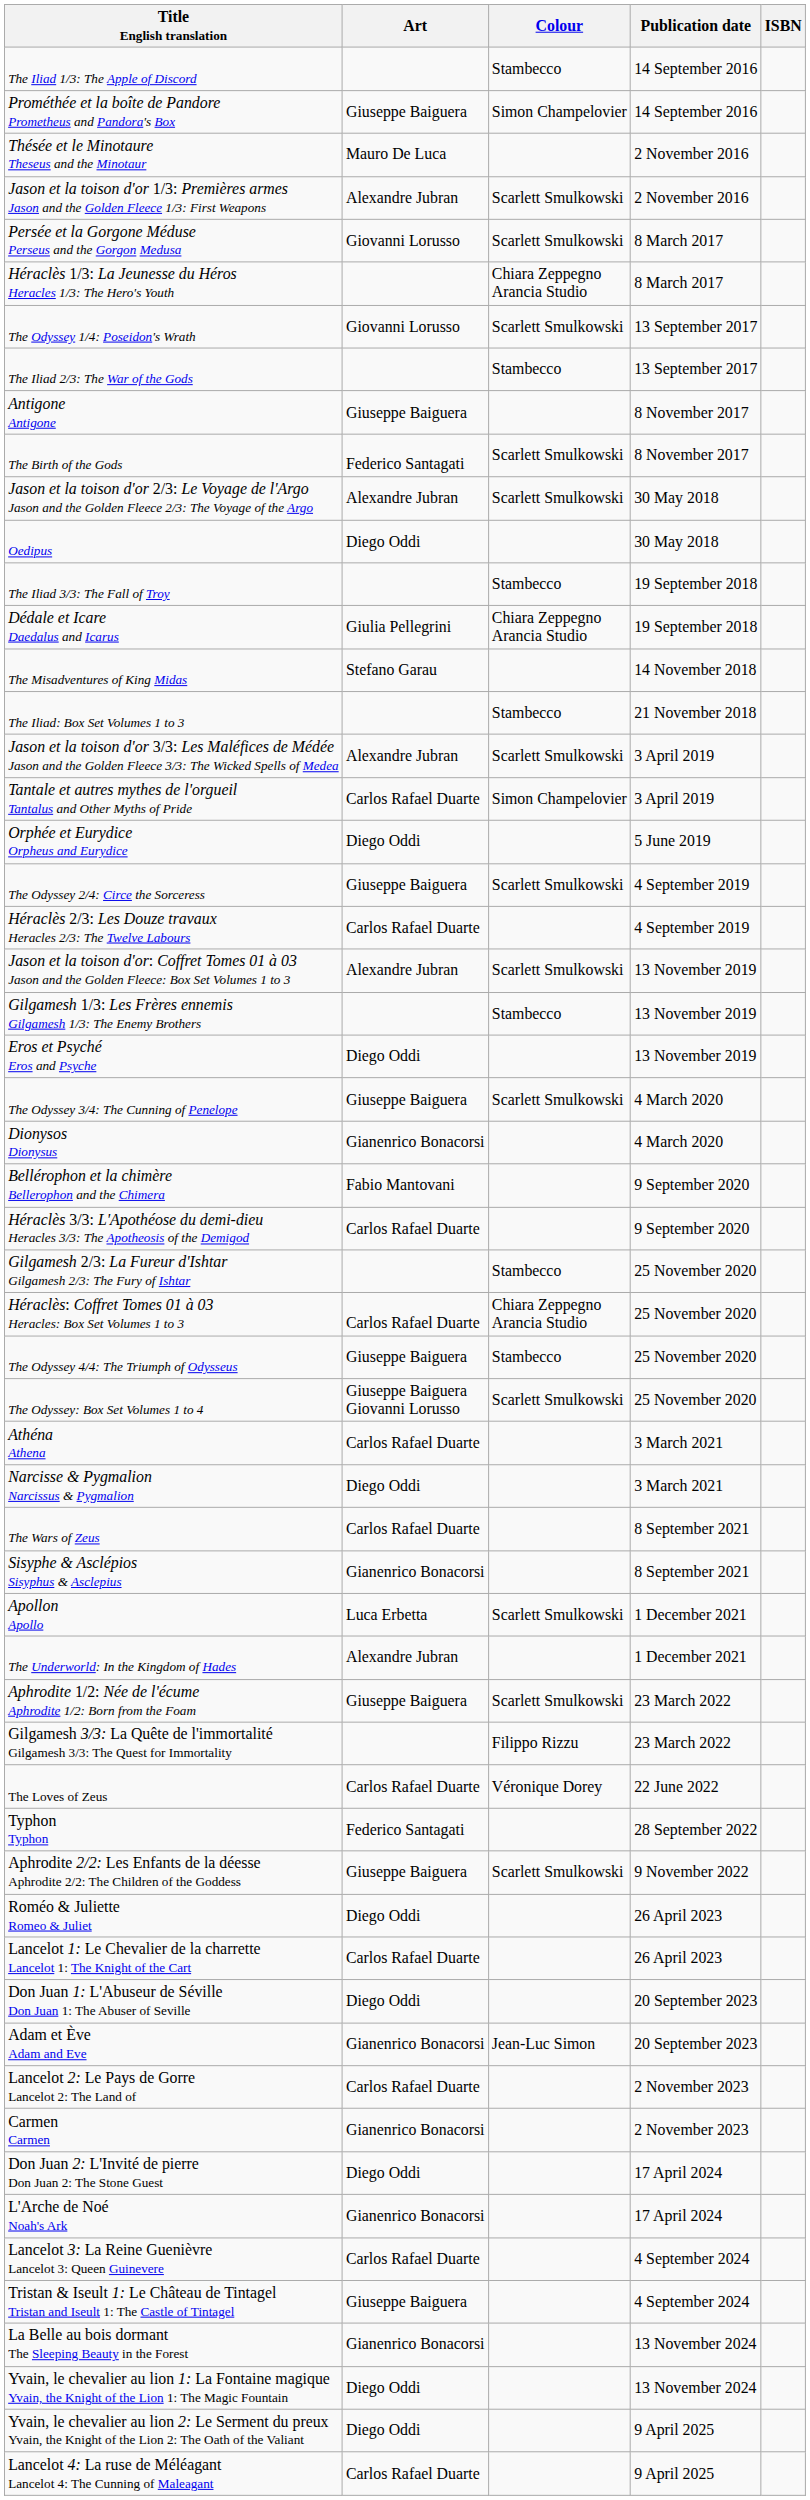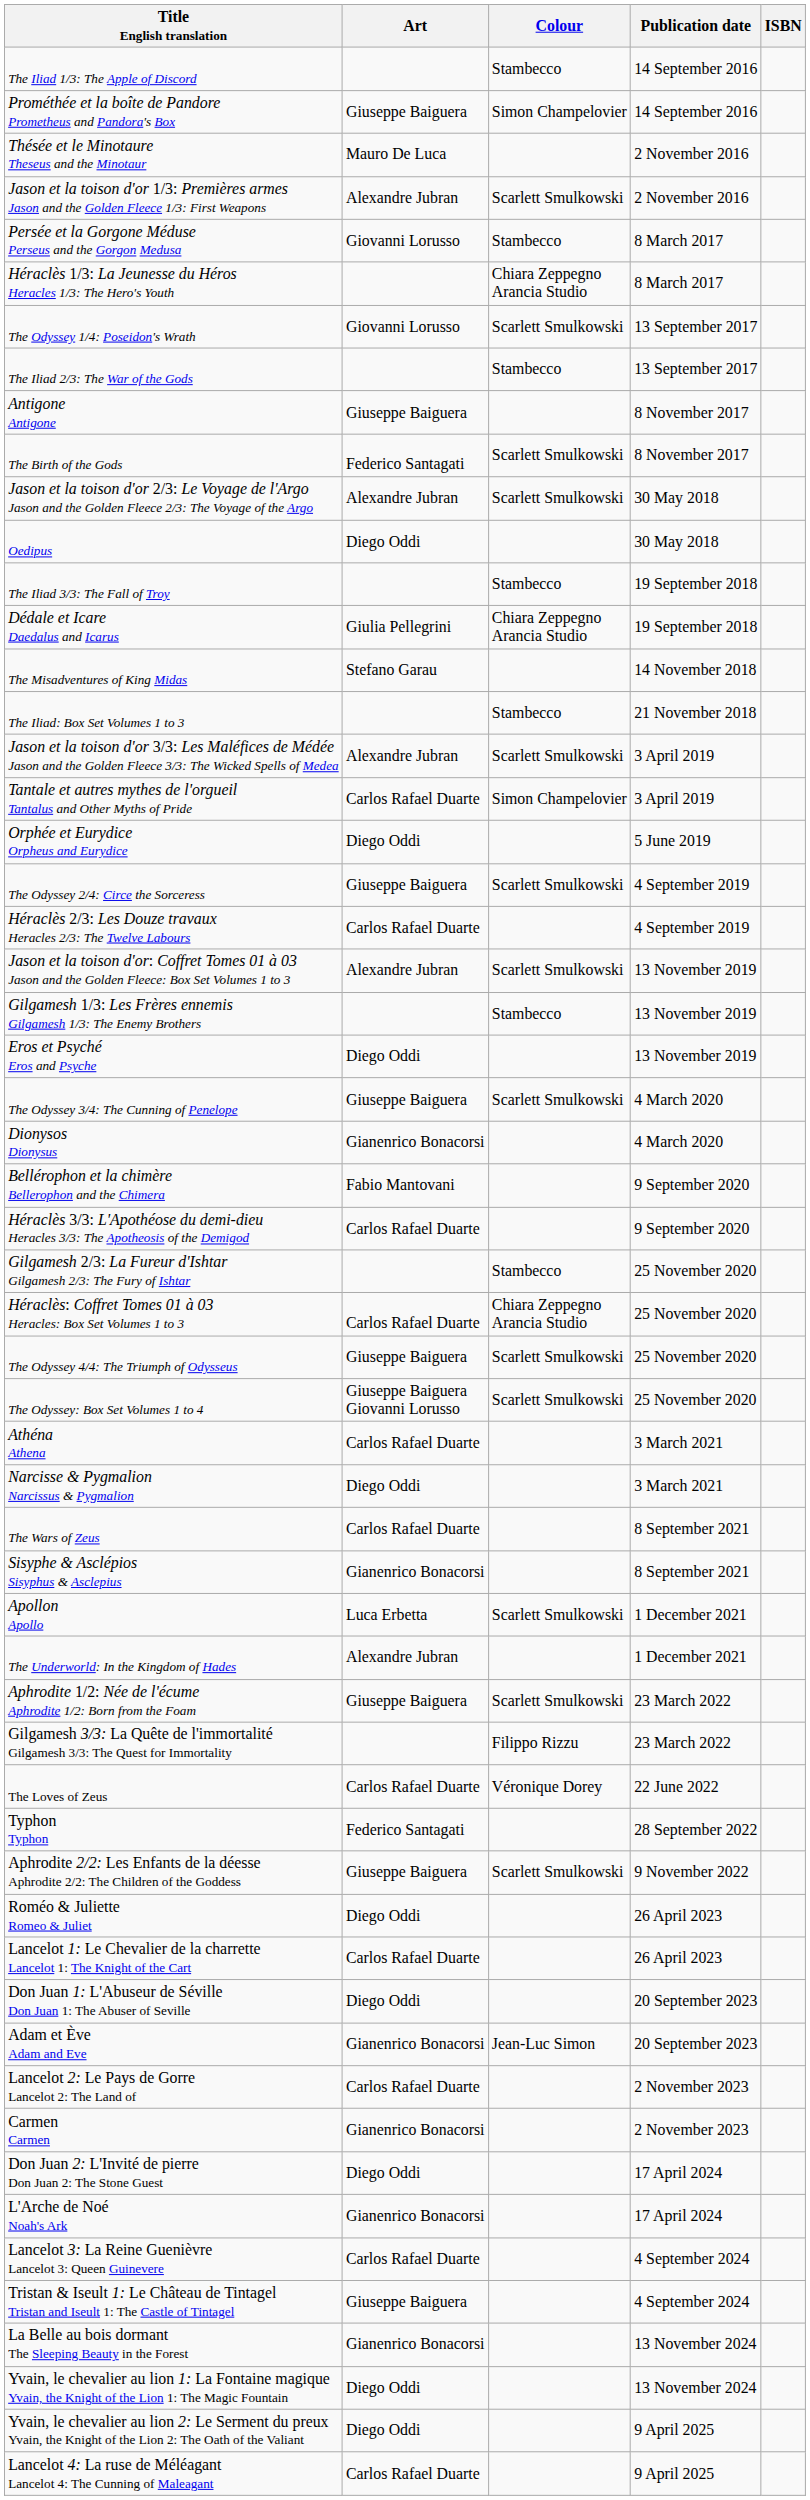(558, 240) Scarlett Smulkowski -> (527, 240) Stambecco
(527, 1357) Stambecco -> (558, 1357) Scarlett Smulkowski
